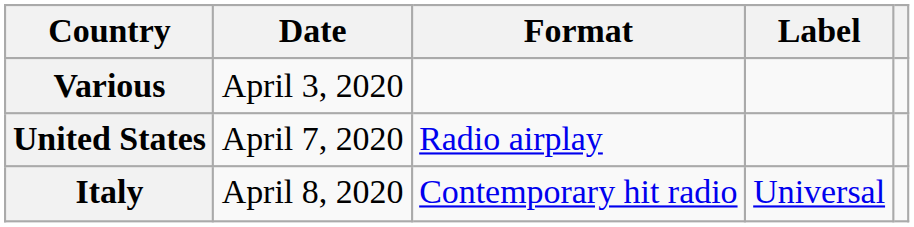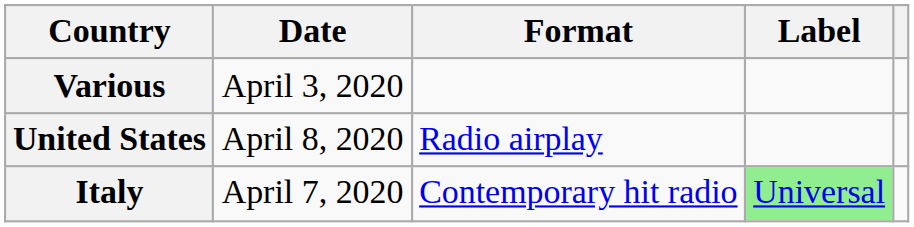(313, 138) April 7, 2020 -> (313, 138) April 8, 2020
(313, 192) April 8, 2020 -> (313, 192) April 7, 2020
(819, 192) no background -> (819, 192) lightgreen background
